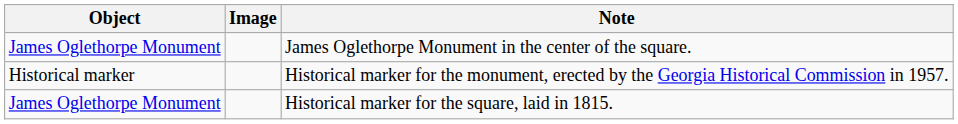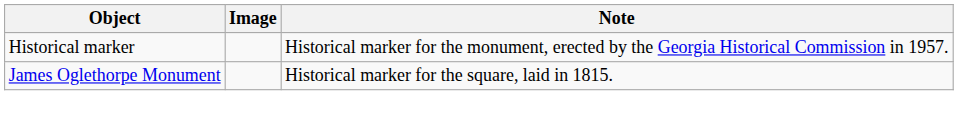- row: (488, 47)
